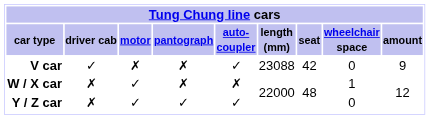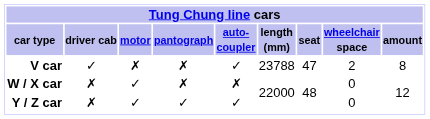(277, 65) 23088 -> (277, 65) 23788
(309, 65) 42 -> (309, 65) 47
(352, 65) 0 -> (352, 65) 2
(403, 65) 9 -> (403, 65) 8
(352, 83) 1 -> (352, 83) 0
